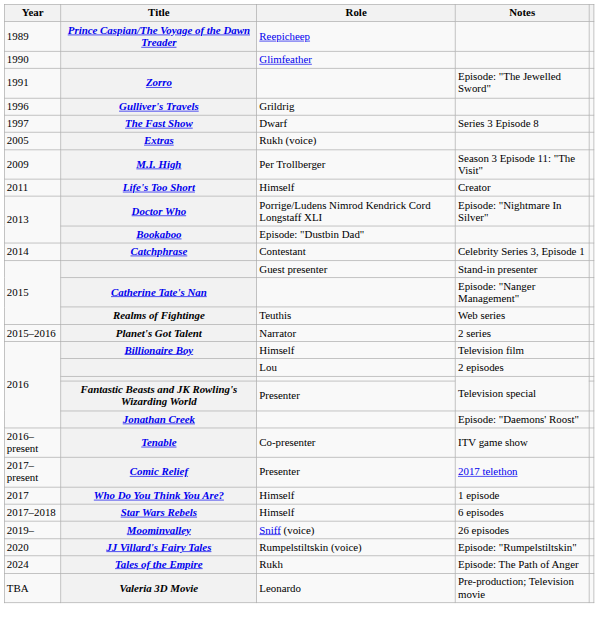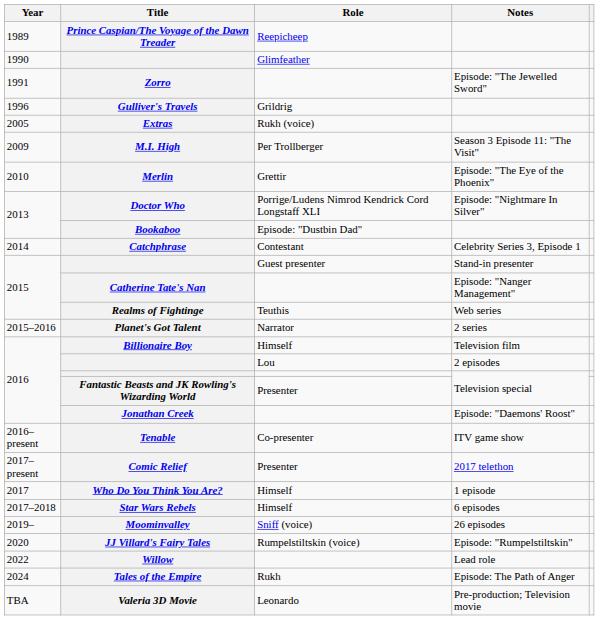- row: (159, 123)
+ row: (158, 176)
- row: (159, 187)
+ row: (158, 559)
